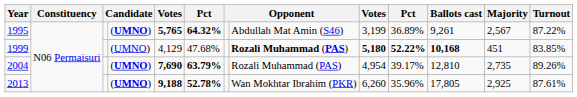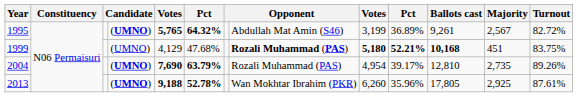(549, 30) 87.22% -> (549, 30) 82.72%
(408, 48) 52.22% -> (408, 48) 52.21%
(549, 48) 83.85% -> (549, 48) 83.75%
